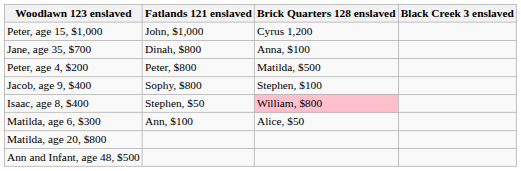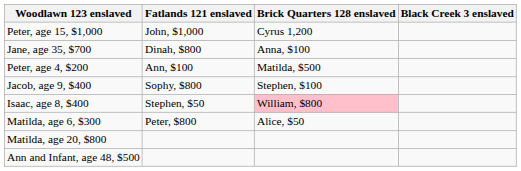(171, 67) Peter, $800 -> (169, 67) Ann, $100
(169, 121) Ann, $100 -> (171, 121) Peter, $800
